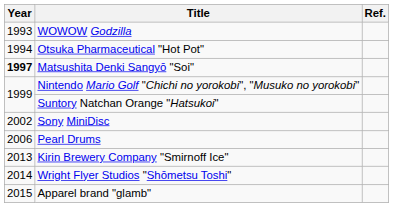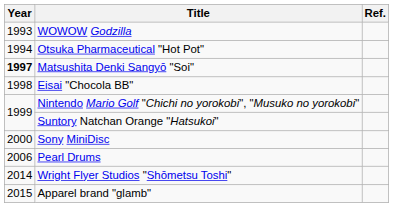+ row: (85, 85)
(20, 121) 2002 -> (20, 139) 2000
- row: (133, 157)
